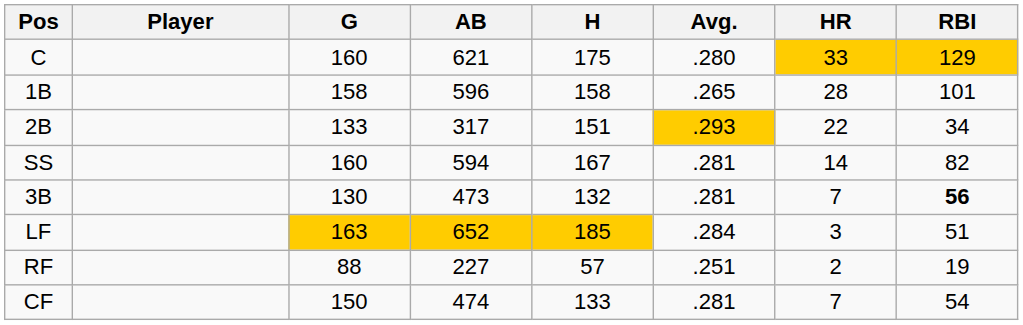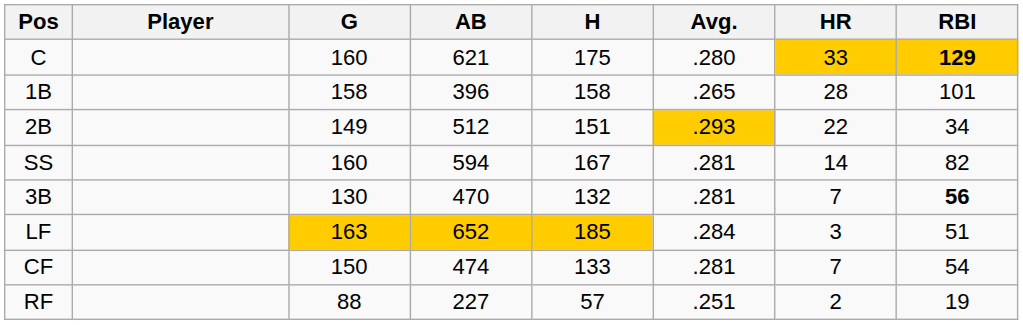(957, 57) normal -> (957, 57) bold
(471, 92) 596 -> (471, 92) 396
(349, 127) 133 -> (349, 127) 149
(471, 127) 317 -> (471, 127) 512
(471, 197) 473 -> (471, 197) 470
rows swapped: (38, 302) <-> (38, 267)
